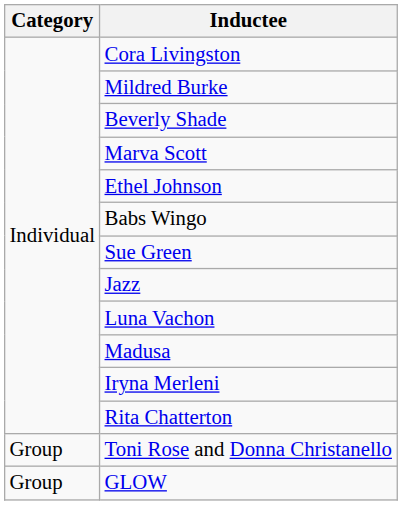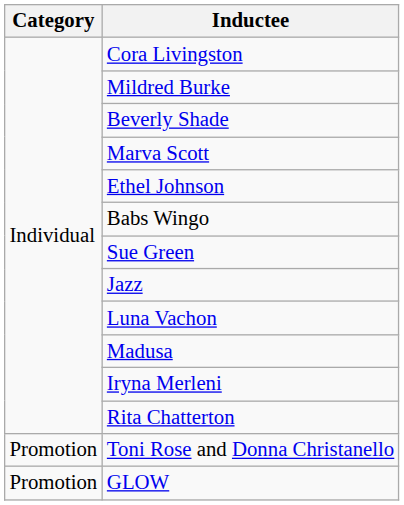(36, 449) Group -> (53, 449) Promotion
(36, 482) Group -> (53, 482) Promotion
